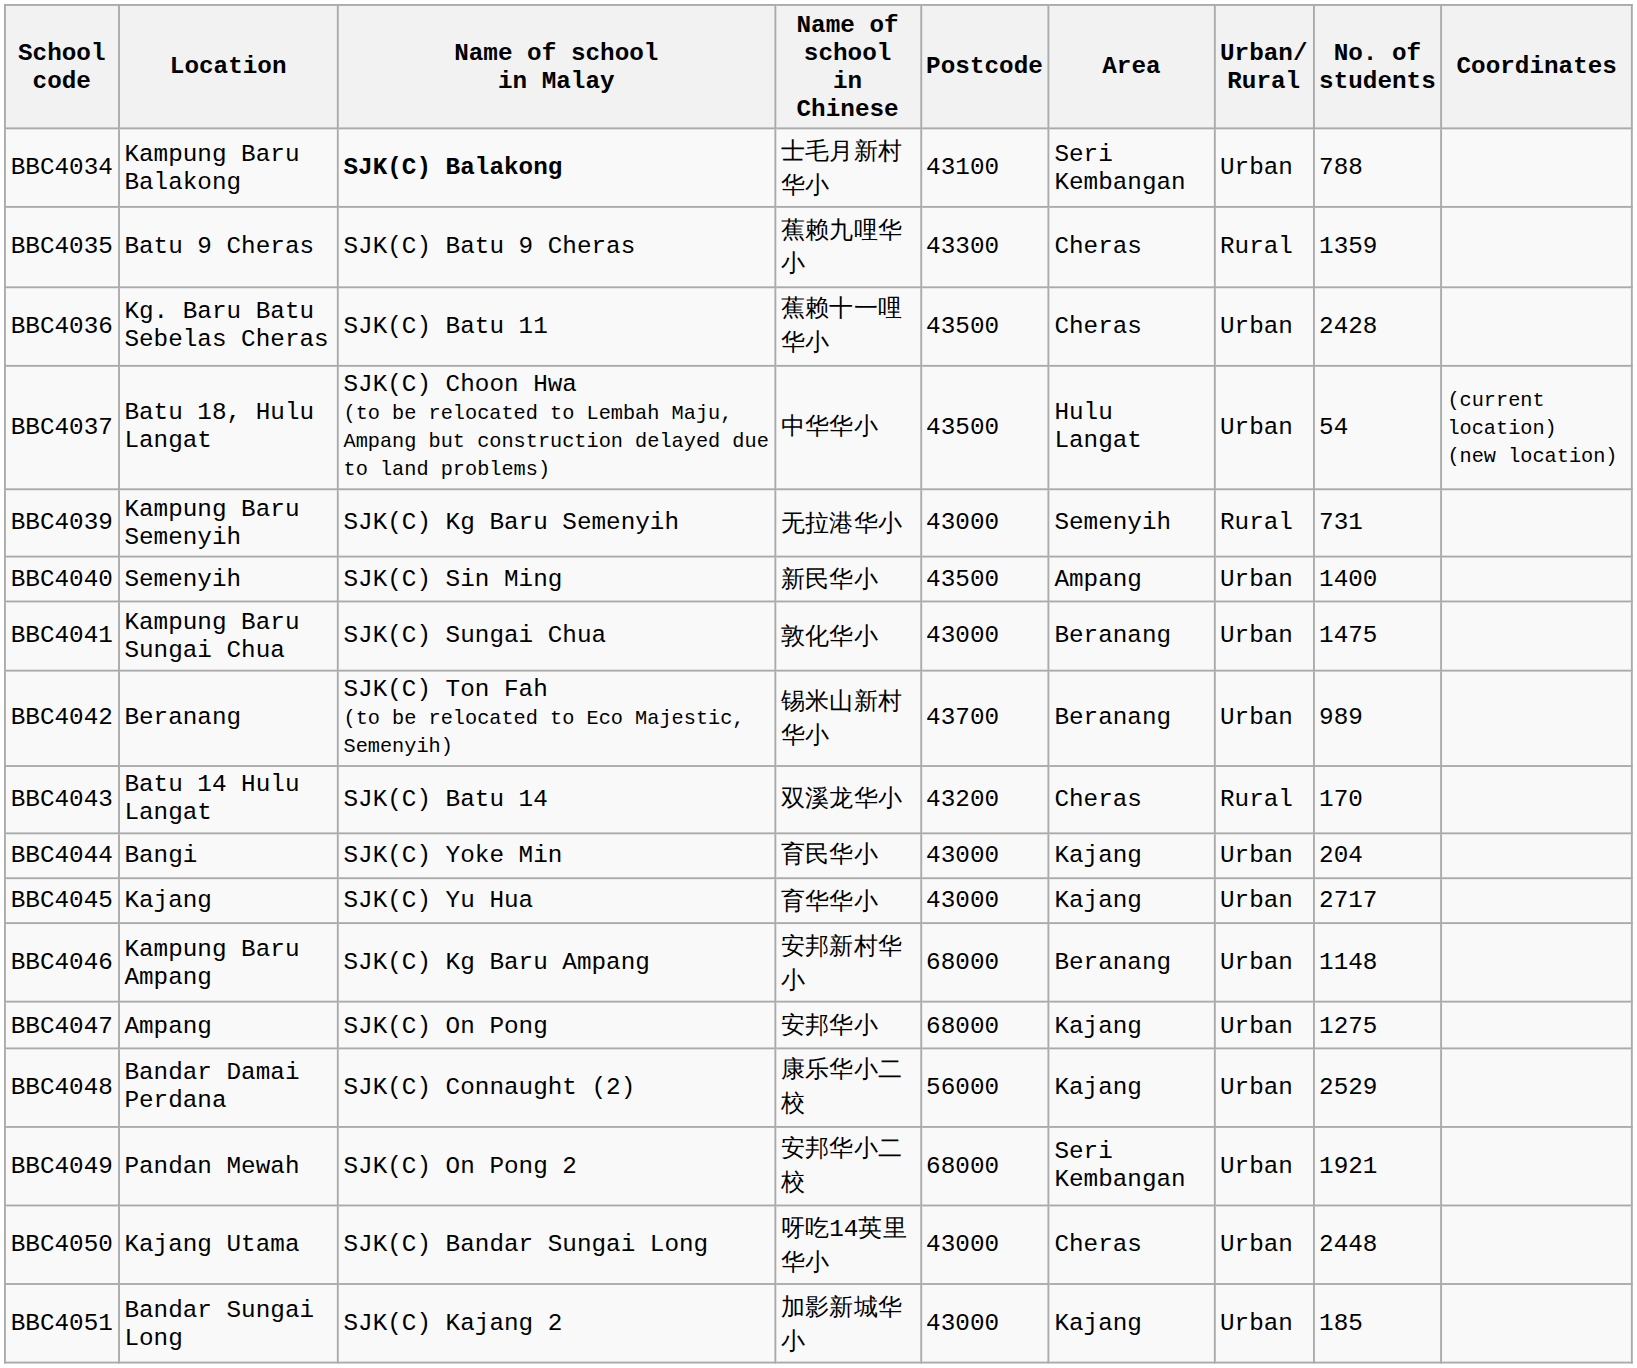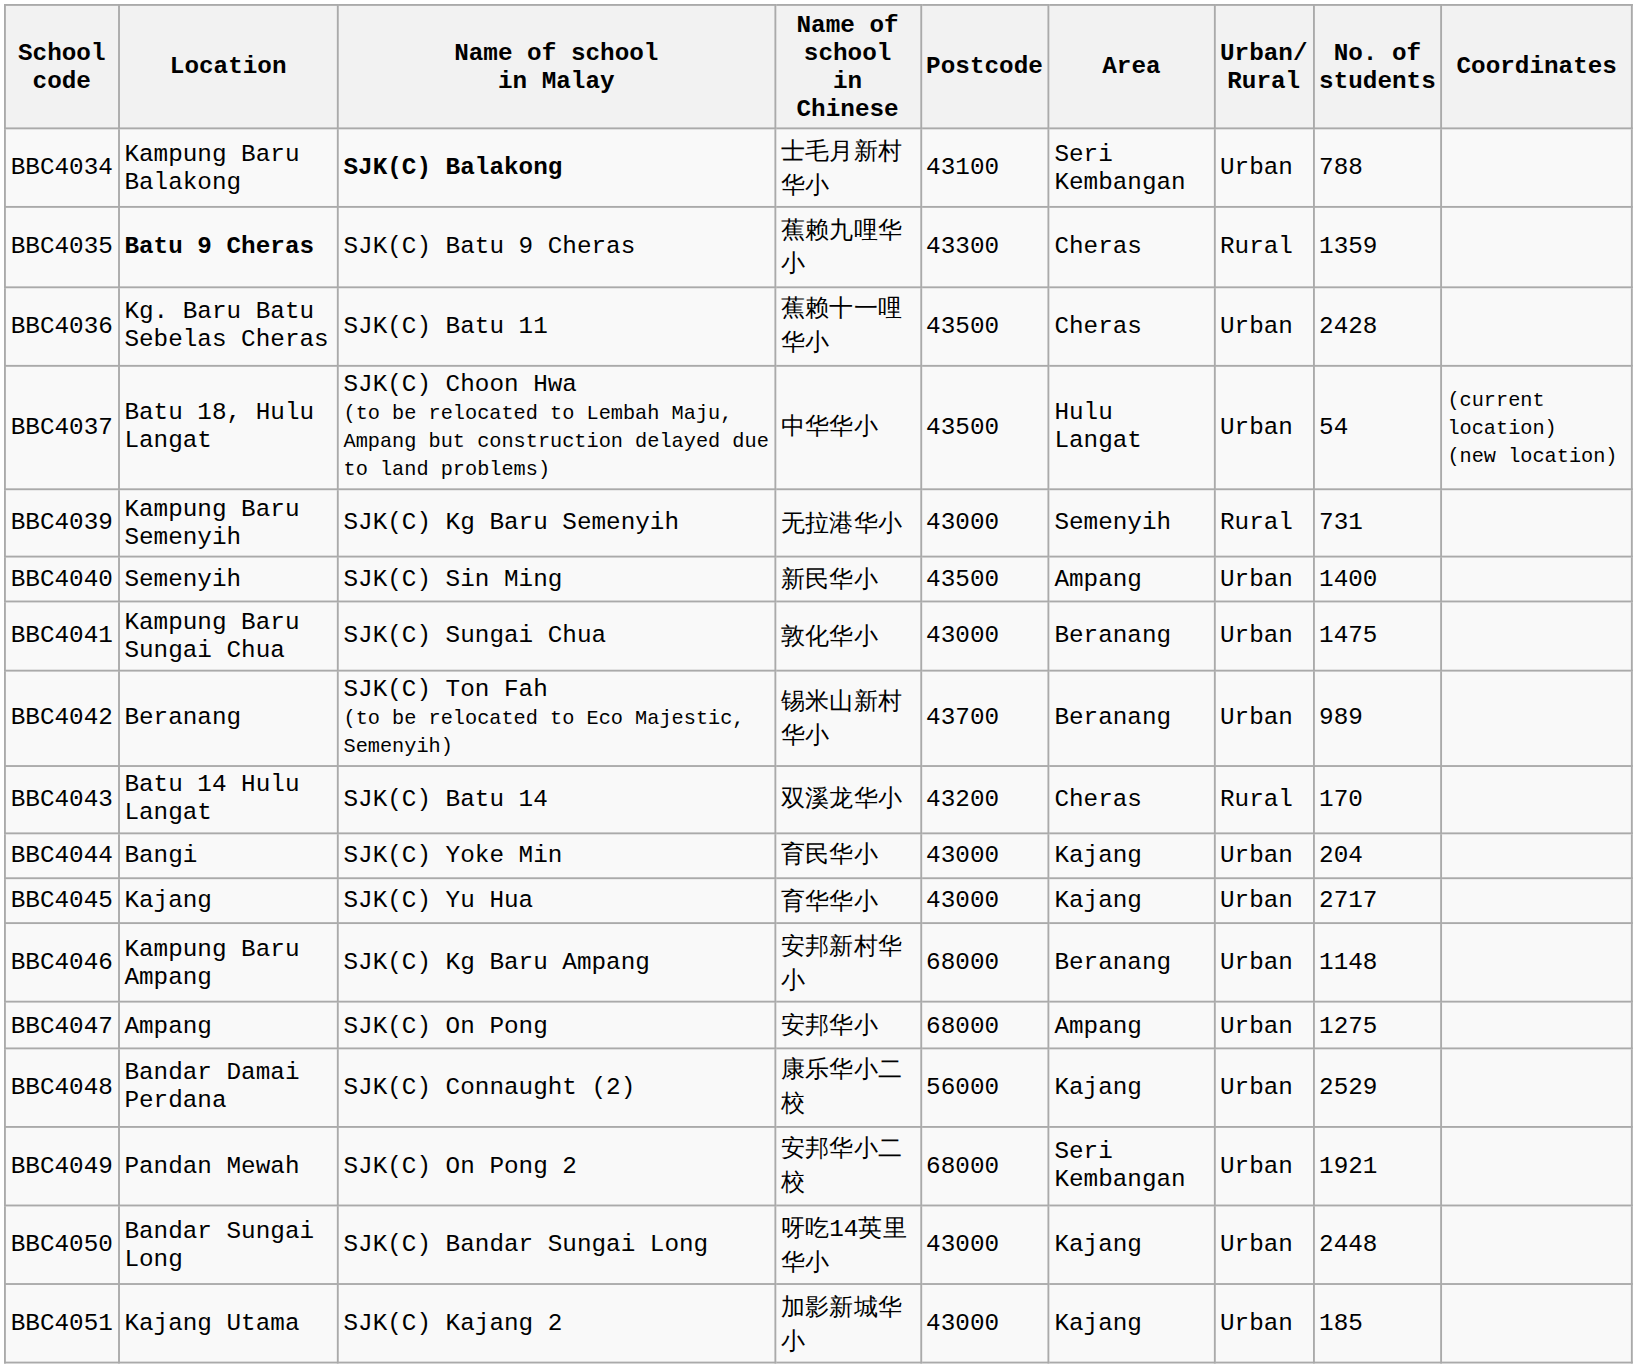(219, 247) normal -> (219, 247) bold
(1098, 1025) Kajang -> (1098, 1025) Ampang
(212, 1245) Kajang Utama -> (219, 1245) Bandar Sungai Long
(1098, 1245) Cheras -> (1098, 1245) Kajang
(219, 1324) Bandar Sungai Long -> (212, 1324) Kajang Utama
